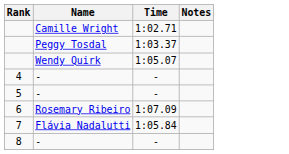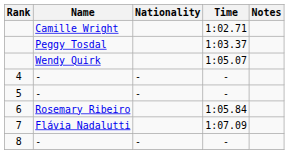+ column: (168, 12)
(156, 109) 1:07.09 -> (226, 109) 1:05.84
(156, 125) 1:05.84 -> (226, 125) 1:07.09
